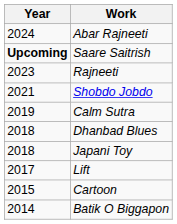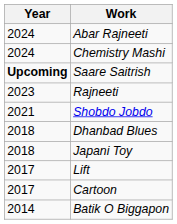+ row: (119, 53)
- row: (104, 111)
(21, 190) 2015 -> (21, 190) 2017
